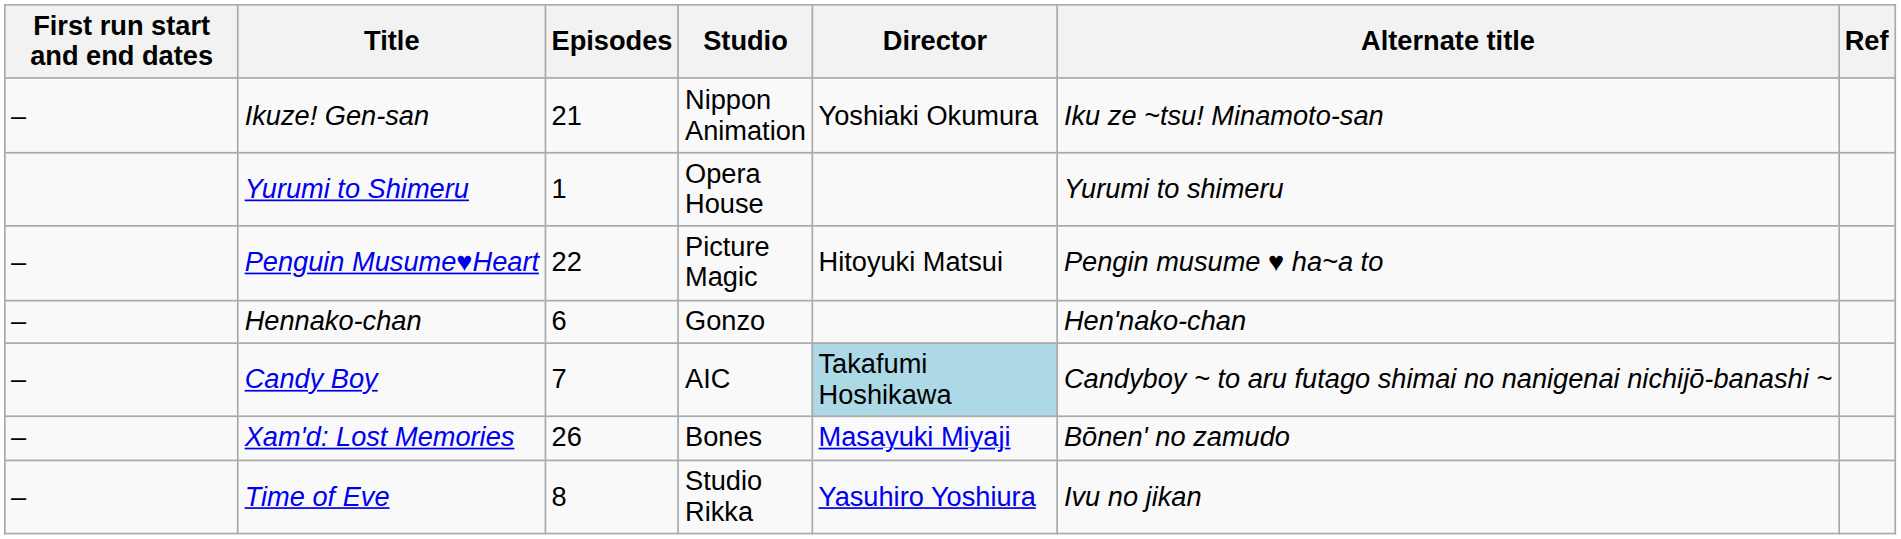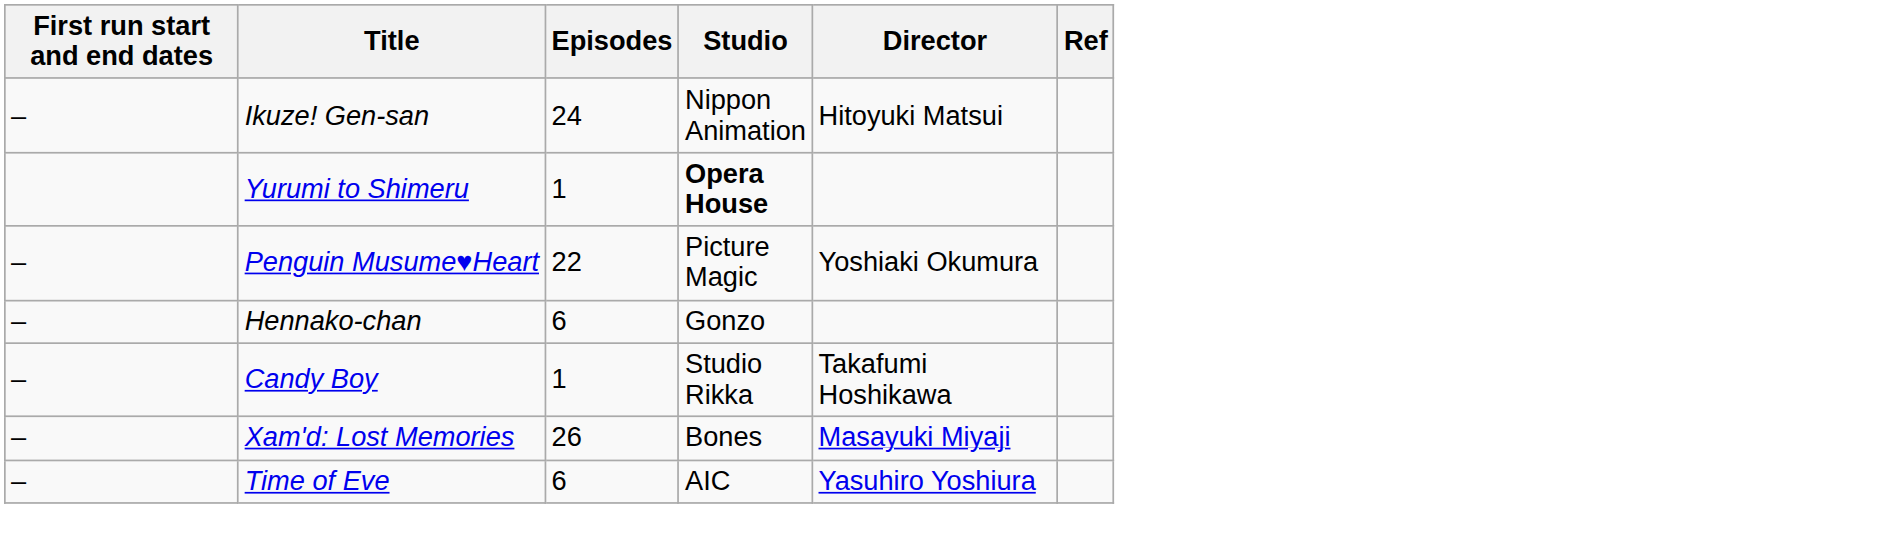- column: (1448, 41)
(567, 115) 21 -> (567, 115) 24
(928, 115) Yoshiaki Okumura -> (911, 115) Hitoyuki Matsui
(724, 188) normal -> (727, 188) bold
(911, 262) Hitoyuki Matsui -> (928, 262) Yoshiaki Okumura
(559, 379) 7 -> (559, 379) 1
(708, 379) AIC -> (724, 379) Studio Rikka
(885, 379) lightblue background -> (885, 379) no background
(559, 496) 8 -> (559, 481) 6
(724, 496) Studio Rikka -> (708, 481) AIC
